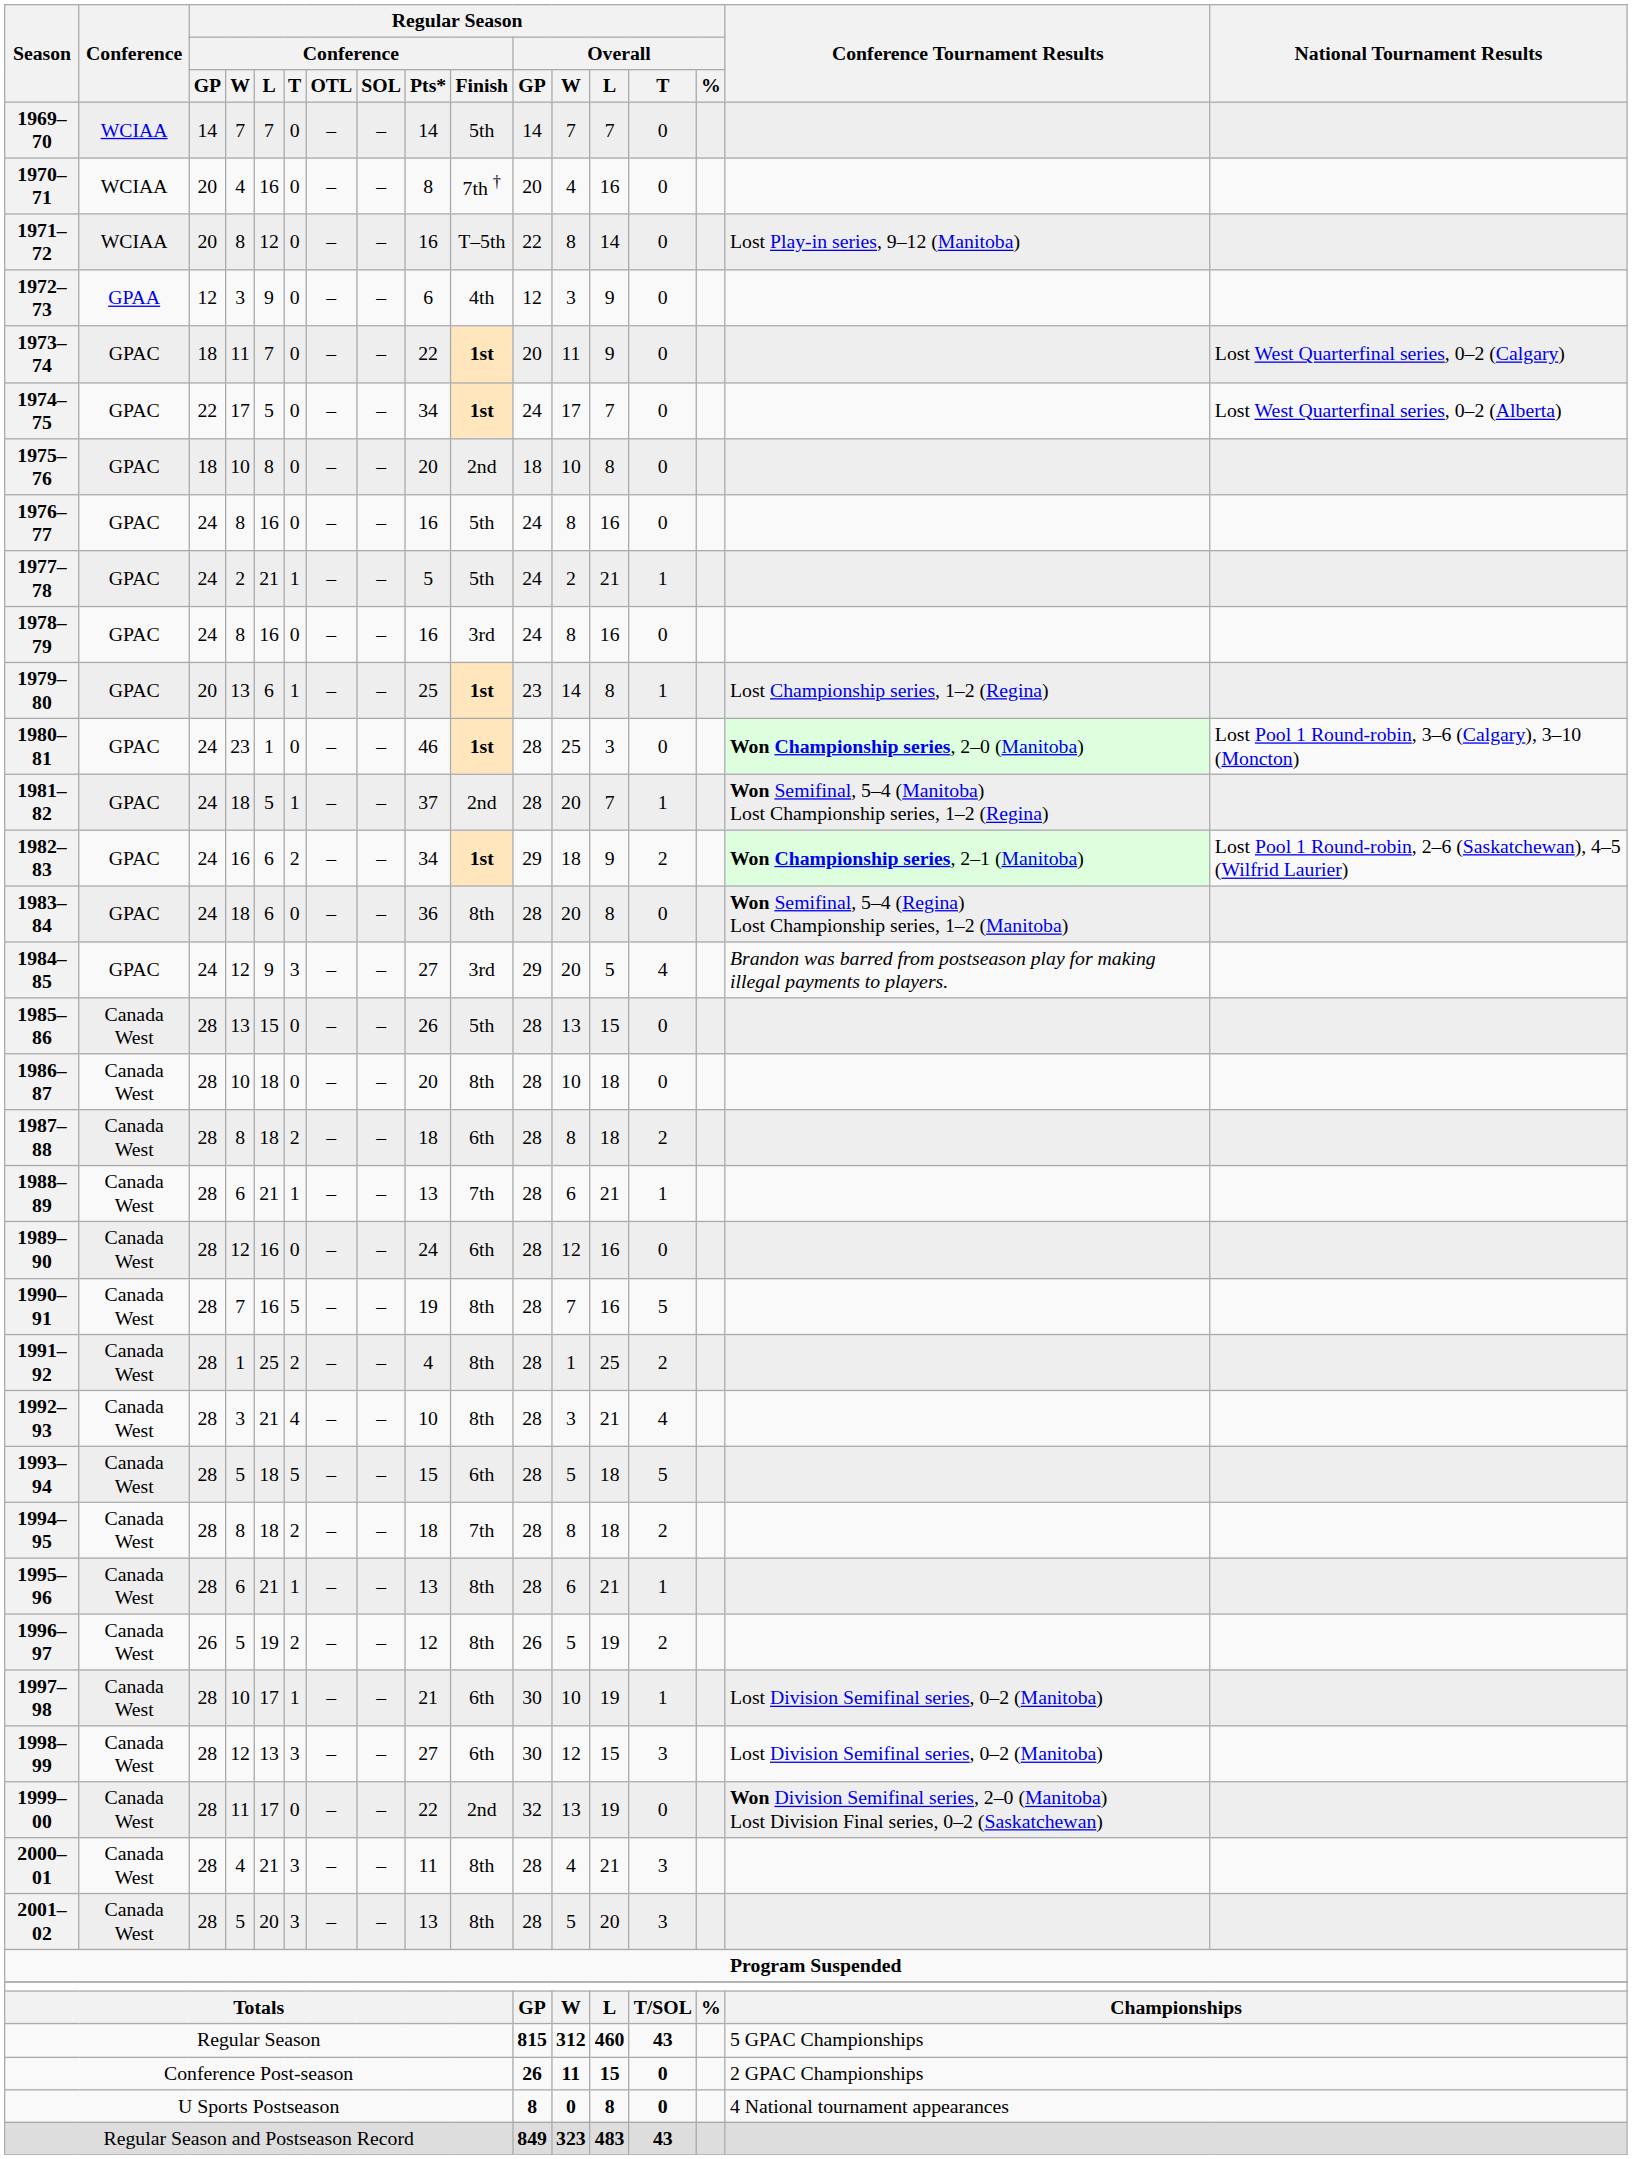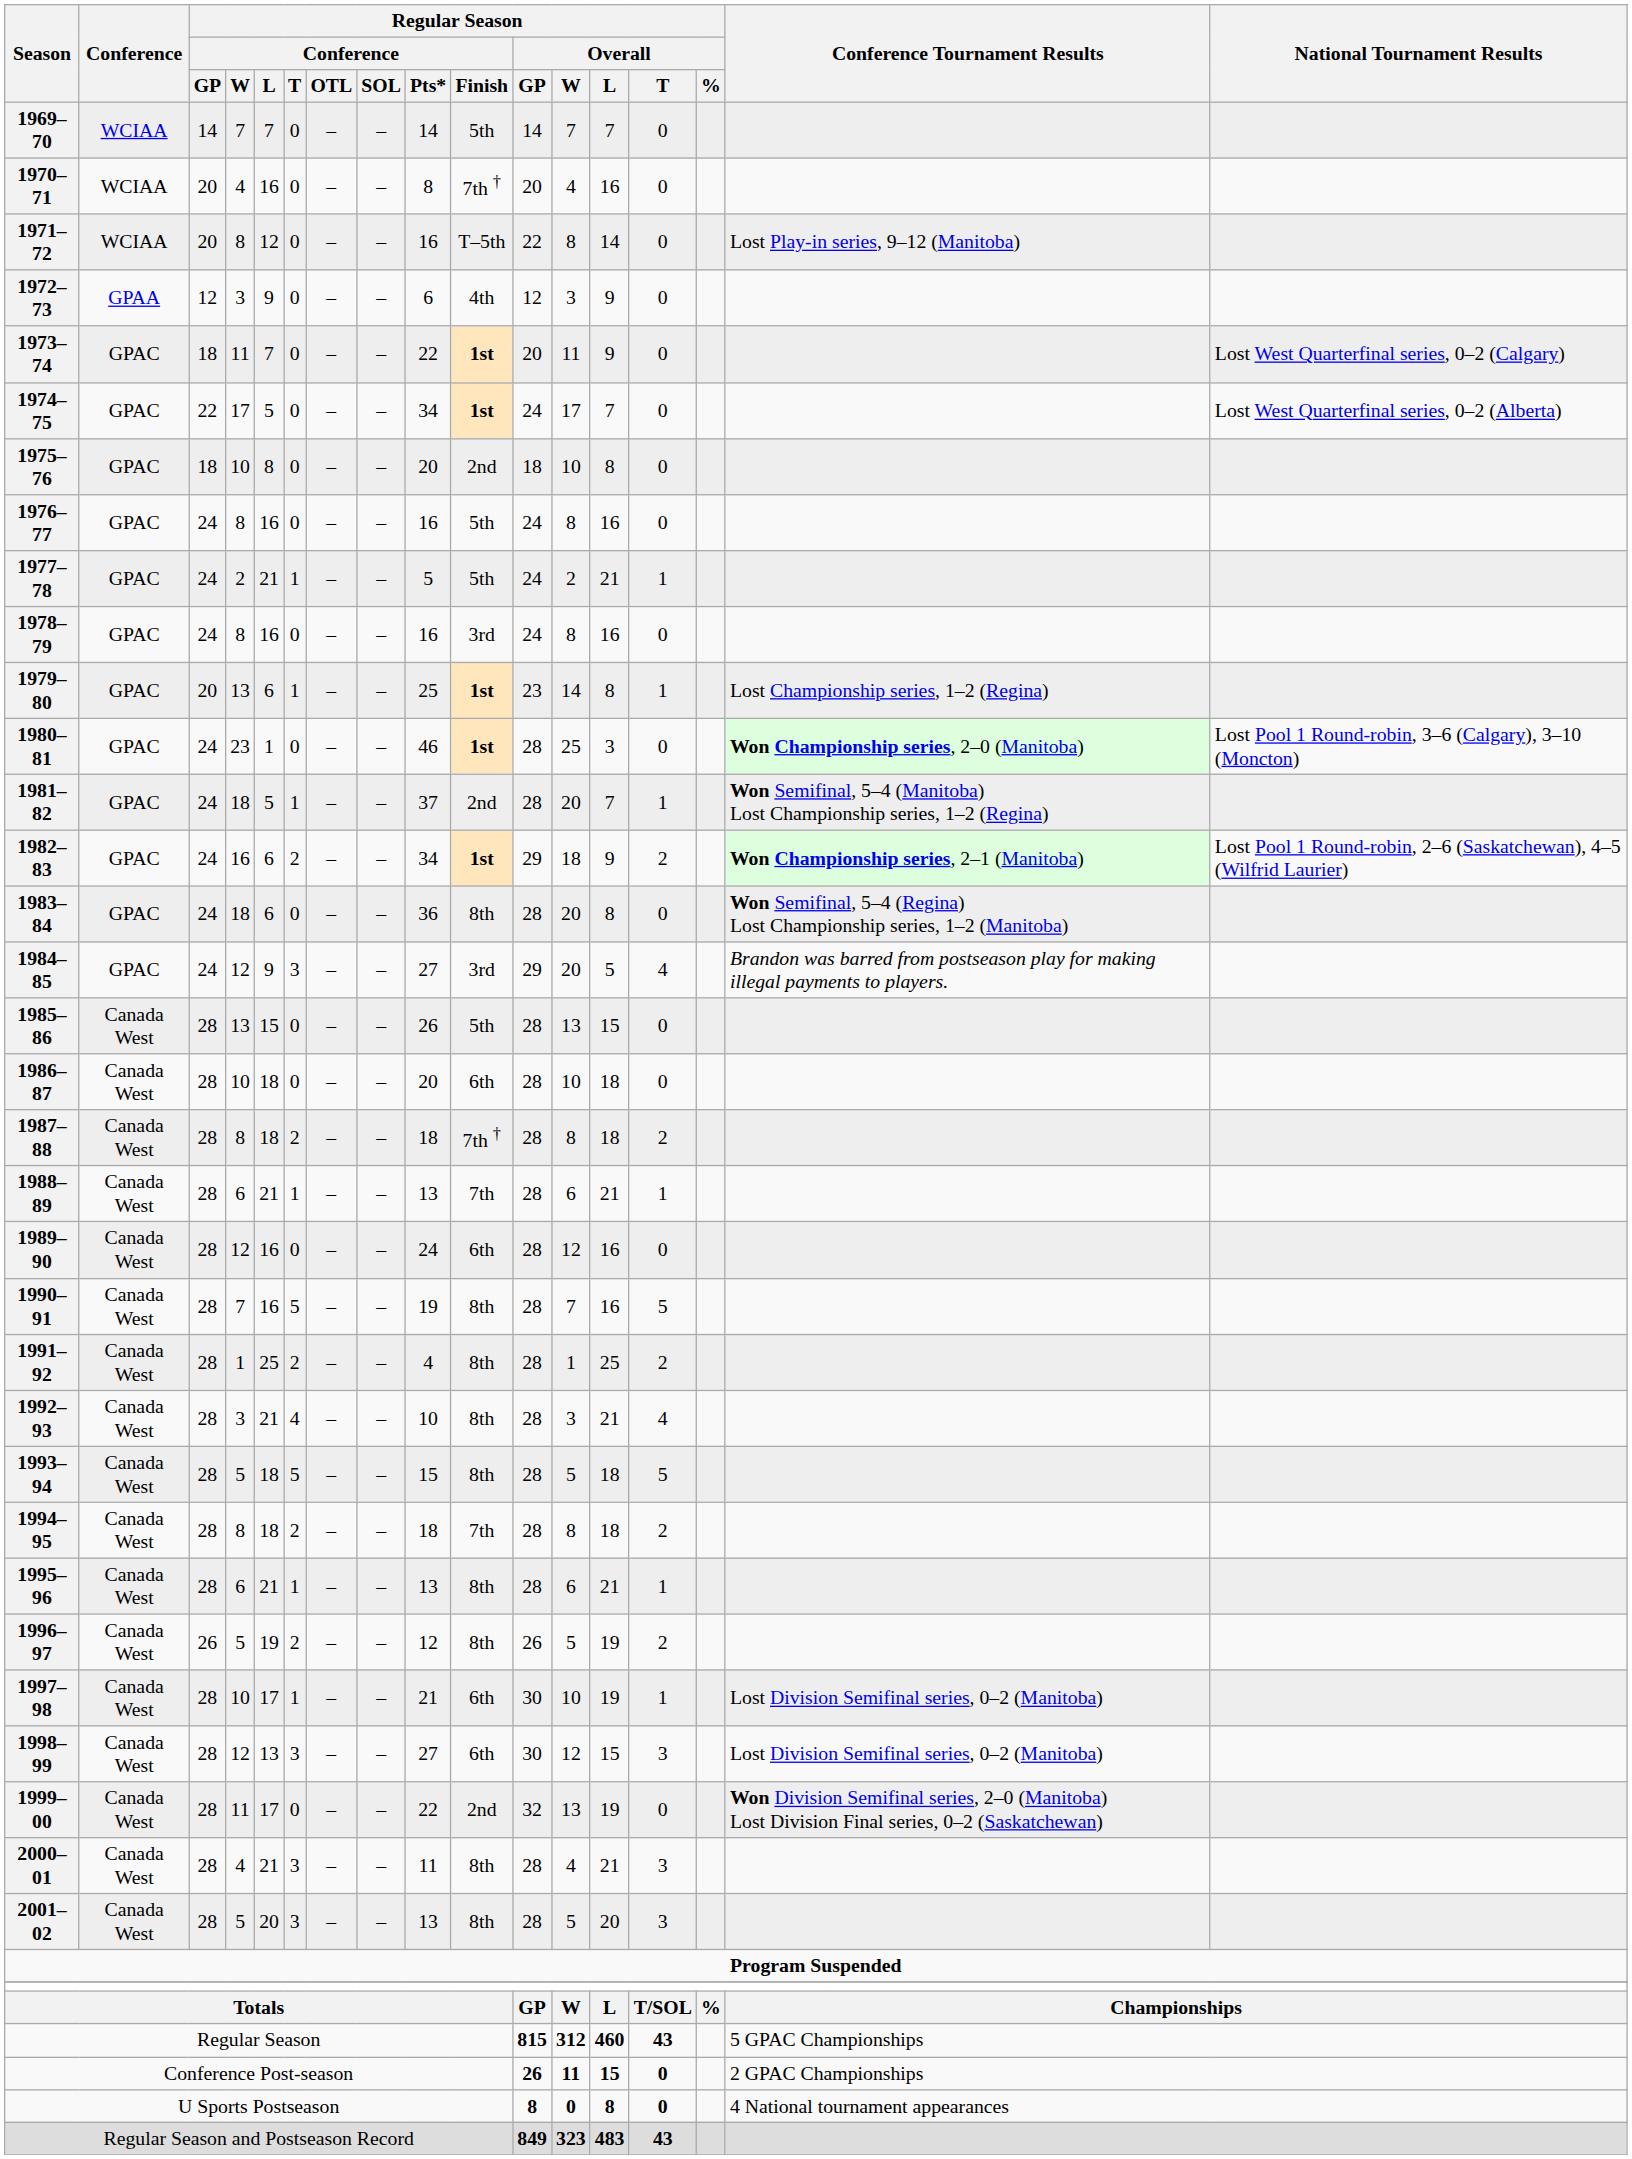(482, 1082) 8th -> (482, 1082) 6th
(482, 1138) 6th -> (482, 1138) 7th †
(482, 1473) 6th -> (482, 1473) 8th
